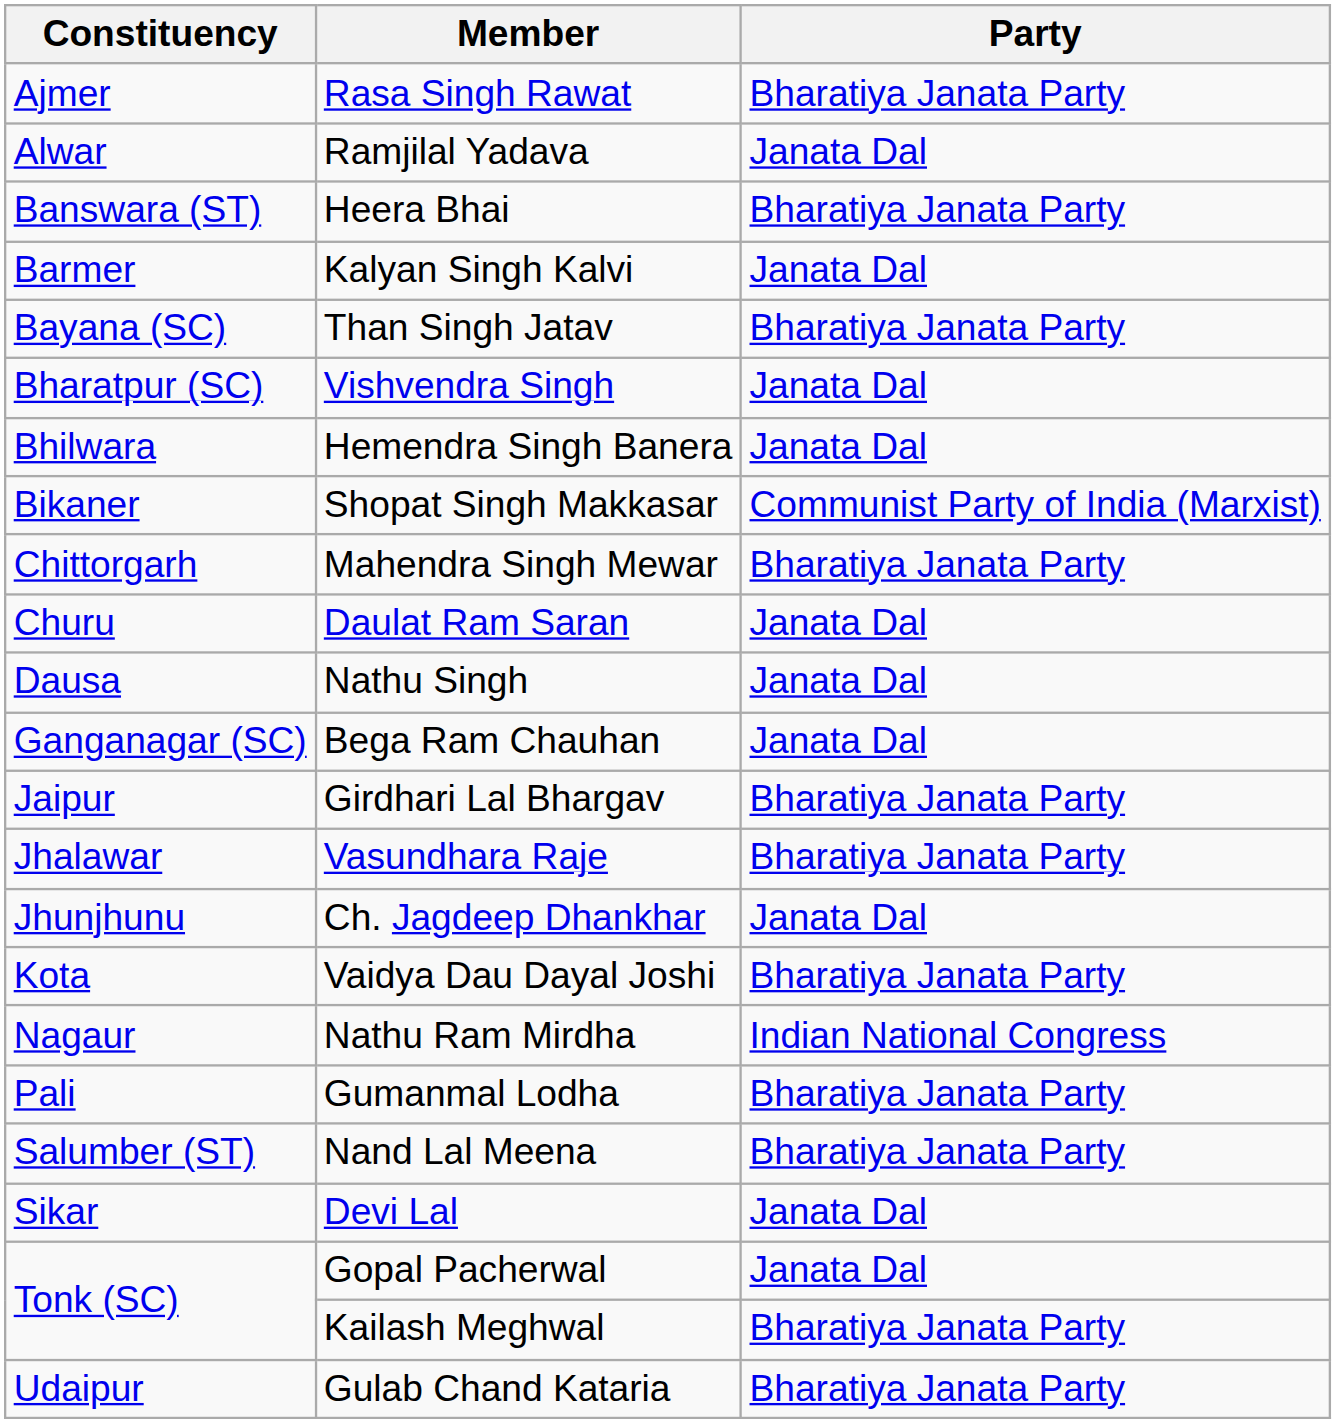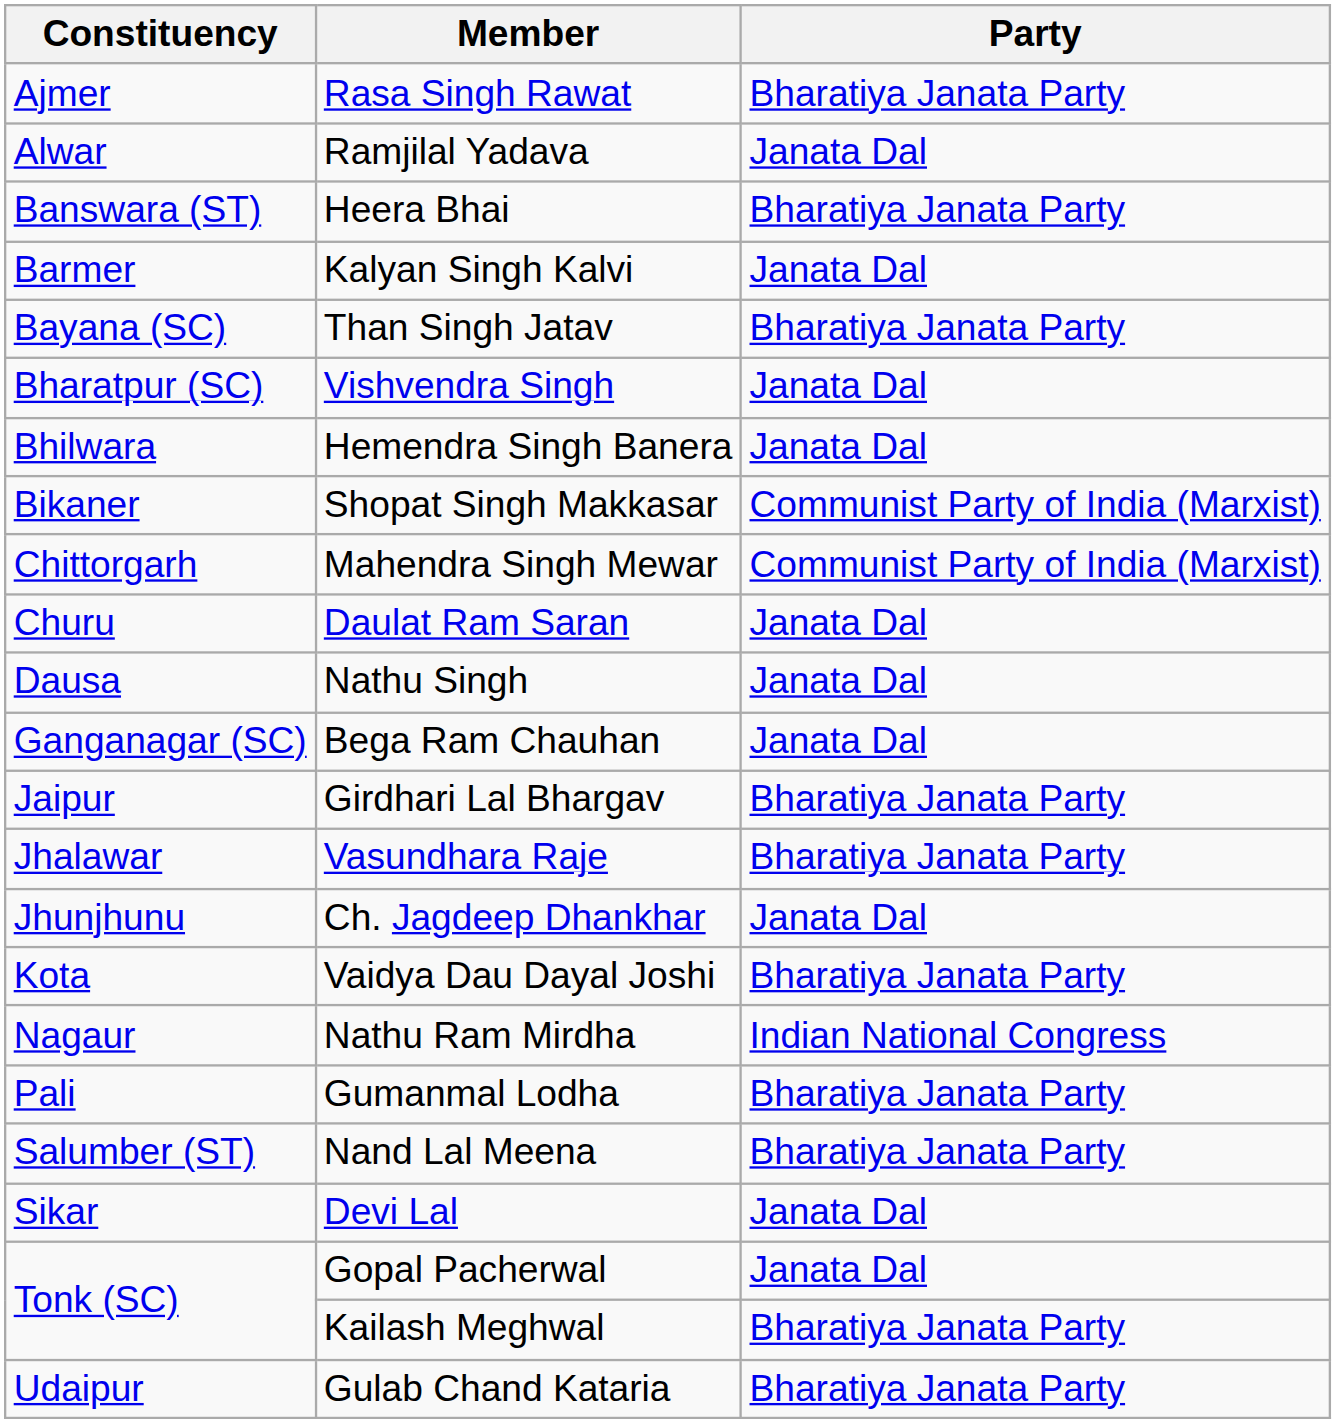(937, 563) Bharatiya Janata Party -> (1035, 563) Communist Party of India (Marxist)
